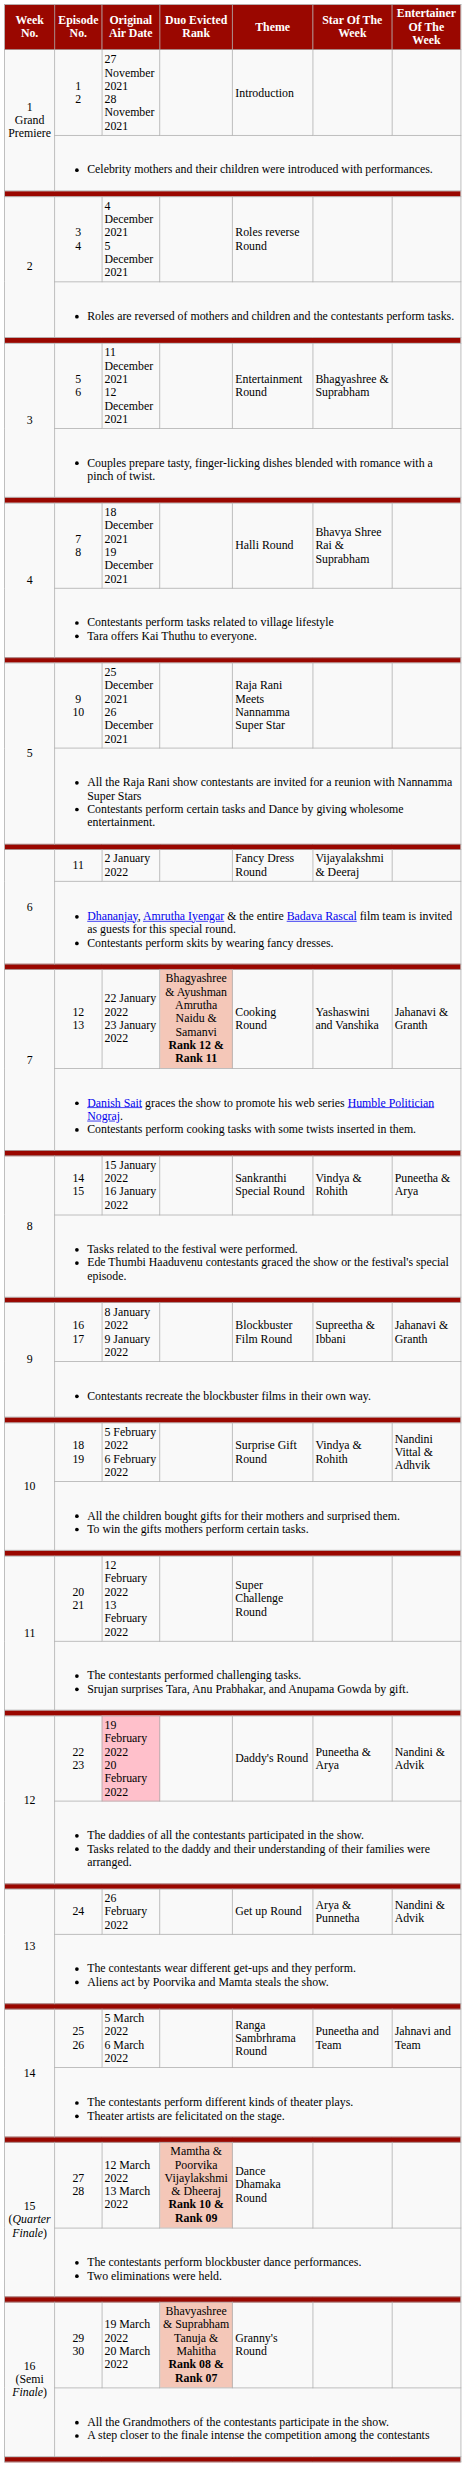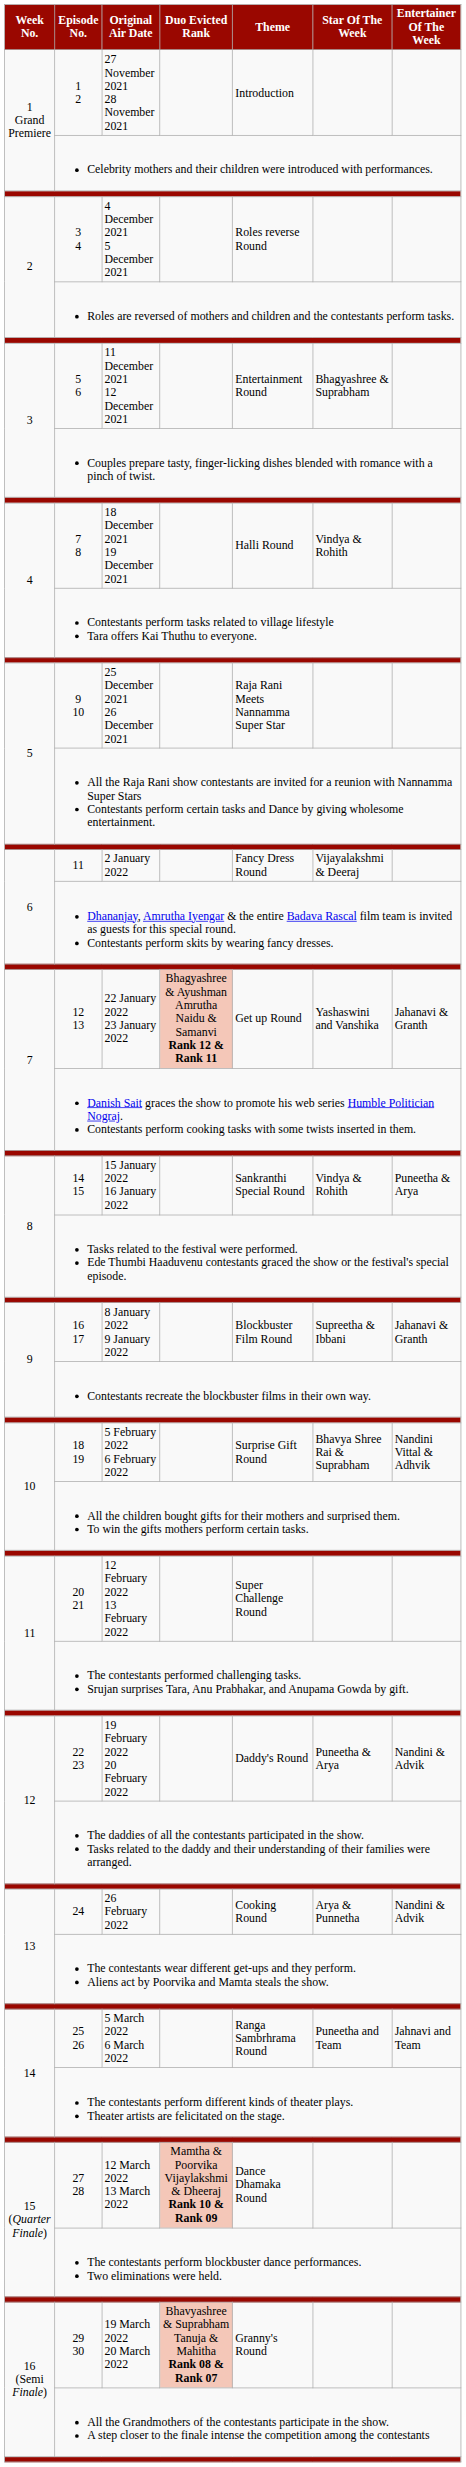(348, 545) Bhavya Shree Rai & Suprabham -> (339, 545) Vindya & Rohith
(256, 1018) Cooking Round -> (268, 1018) Get up Round
(339, 1452) Vindya & Rohith -> (348, 1452) Bhavya Shree Rai & Suprabham
(126, 1758) pink background -> (126, 1758) no background
(268, 1911) Get up Round -> (256, 1911) Cooking Round
